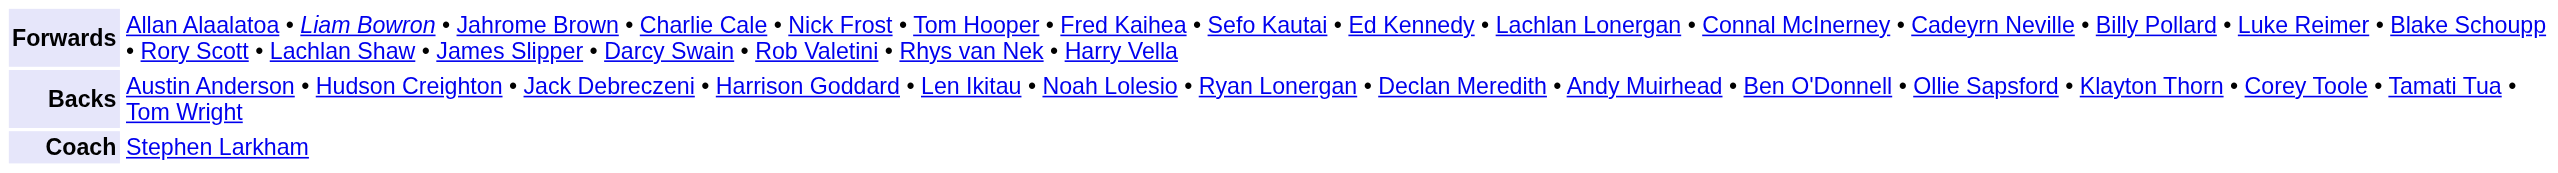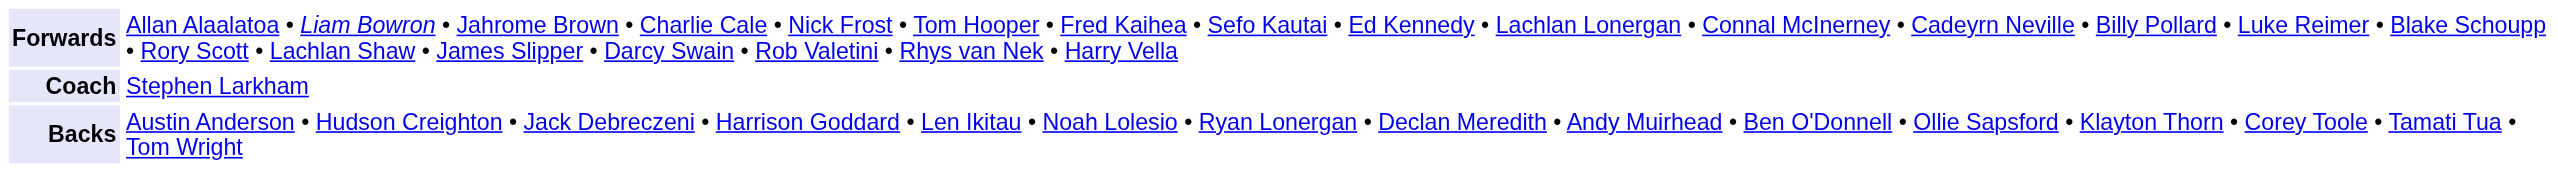rows swapped: (82, 99) <-> (81, 147)
